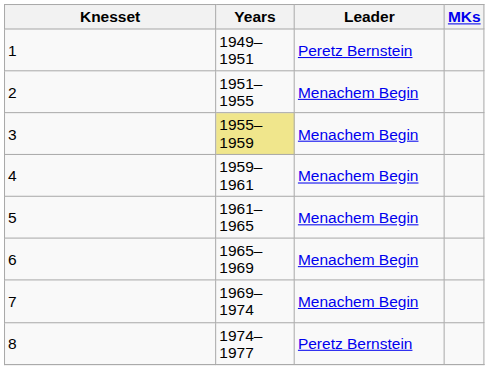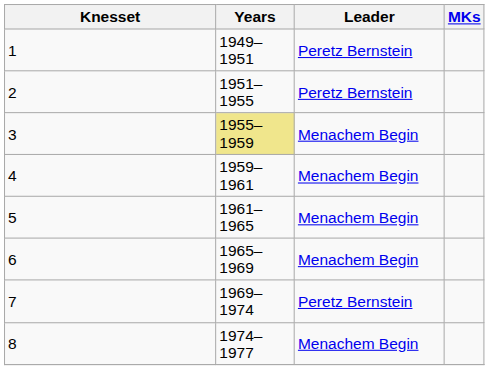(358, 92) Menachem Begin -> (355, 92) Peretz Bernstein
(358, 301) Menachem Begin -> (355, 301) Peretz Bernstein
(355, 343) Peretz Bernstein -> (358, 343) Menachem Begin
